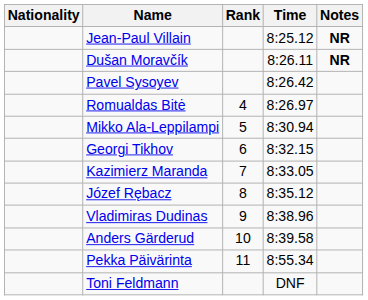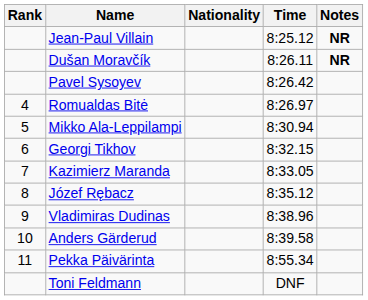columns swapped: (243, 15) <-> (44, 15)
